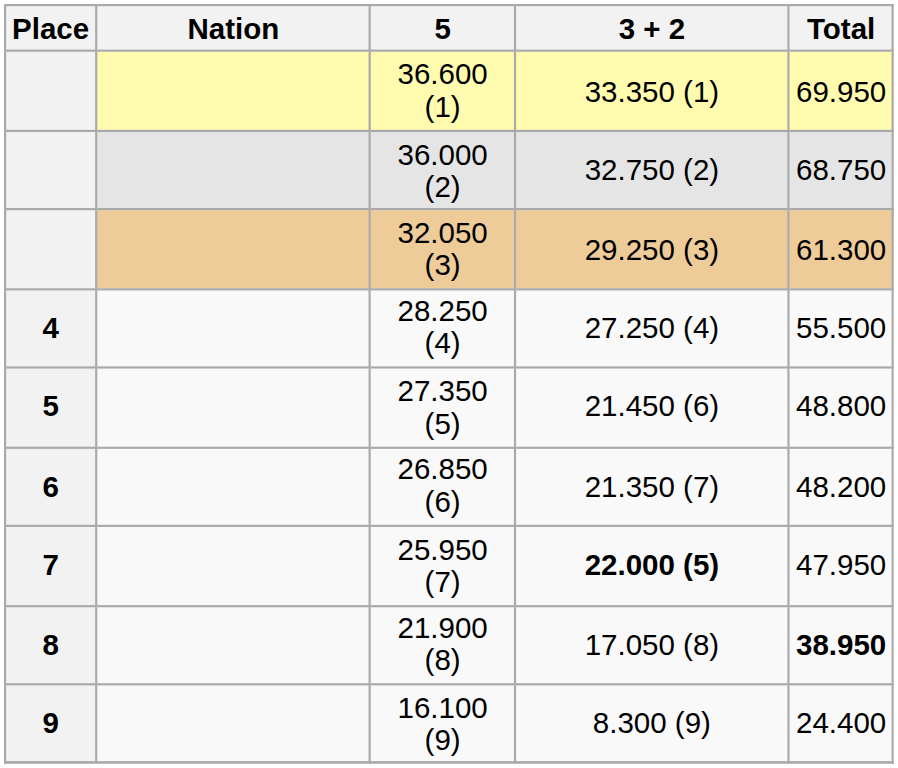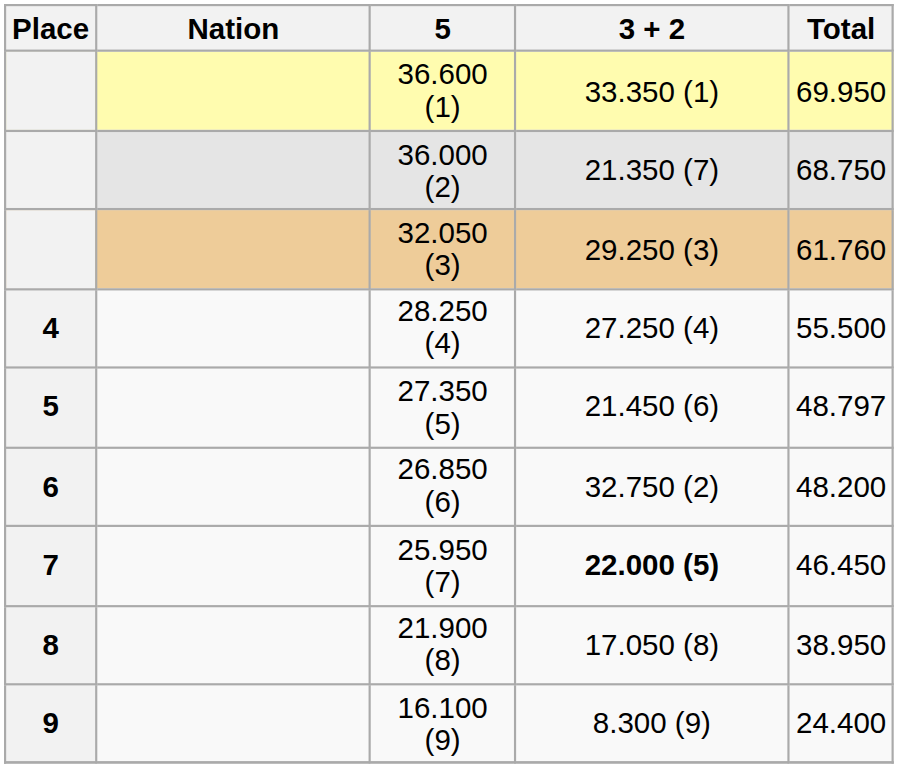(652, 170) 32.750 (2) -> (652, 170) 21.350 (7)
(841, 249) 61.300 -> (841, 249) 61.760
(841, 407) 48.800 -> (841, 407) 48.797
(652, 486) 21.350 (7) -> (652, 486) 32.750 (2)
(841, 565) 47.950 -> (841, 565) 46.450
(841, 644) bold -> (841, 644) normal
